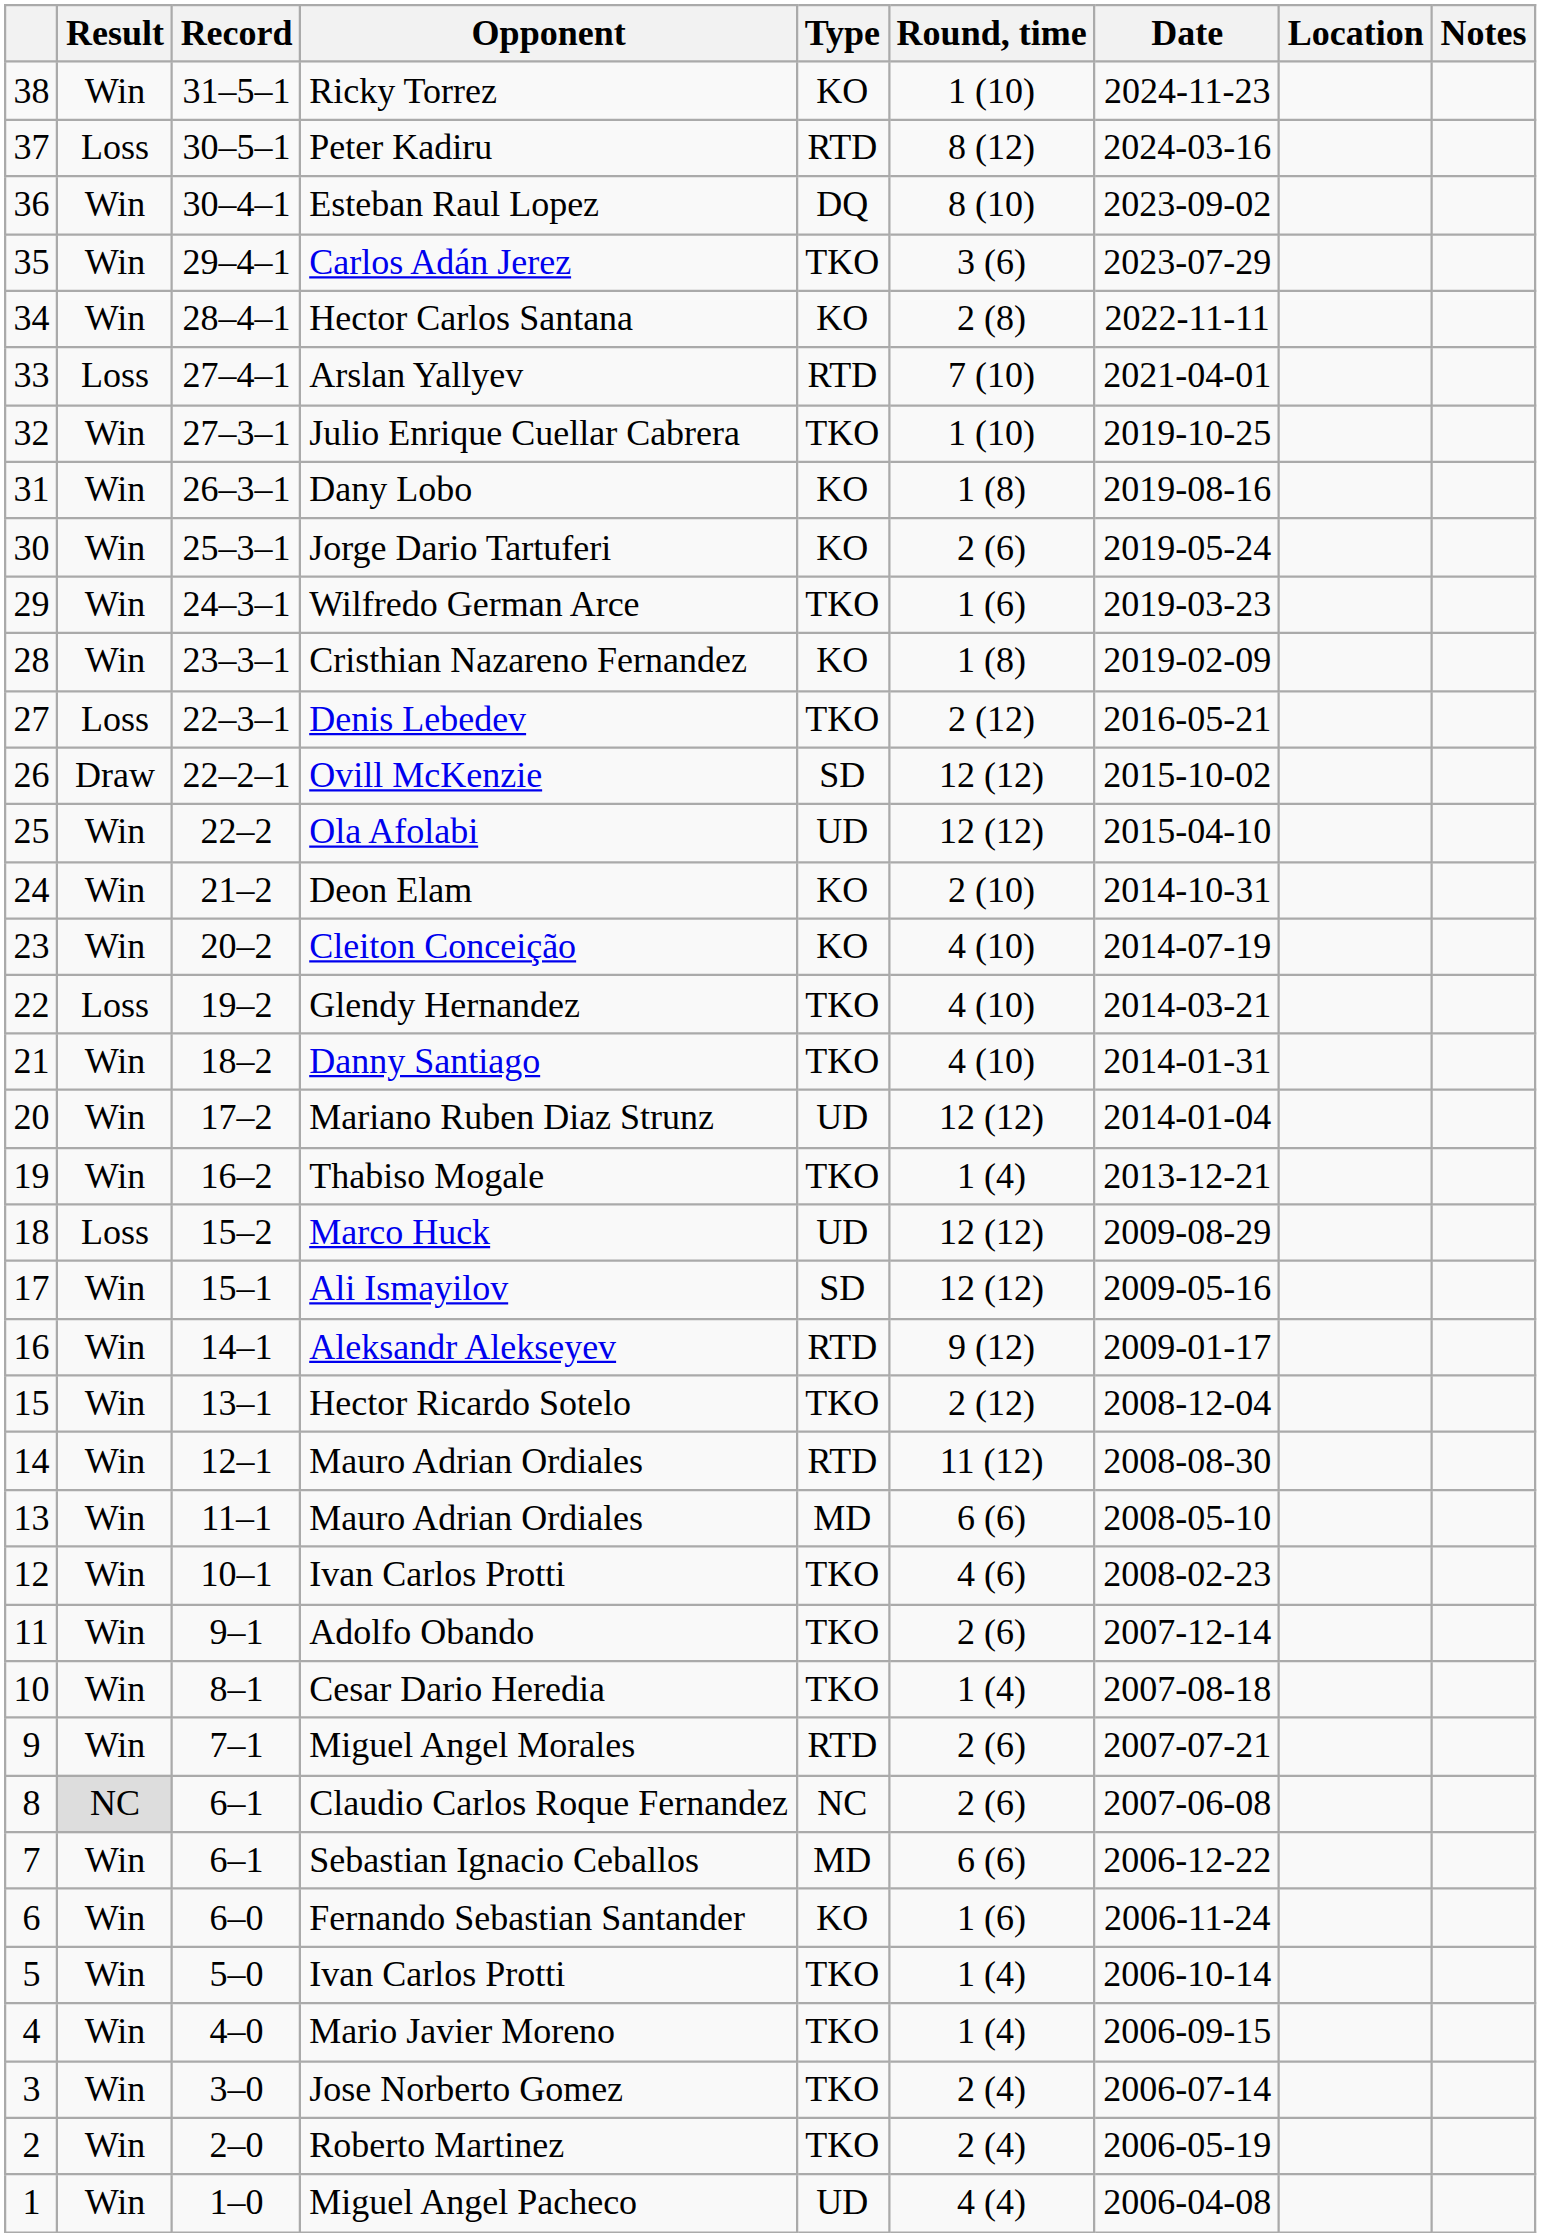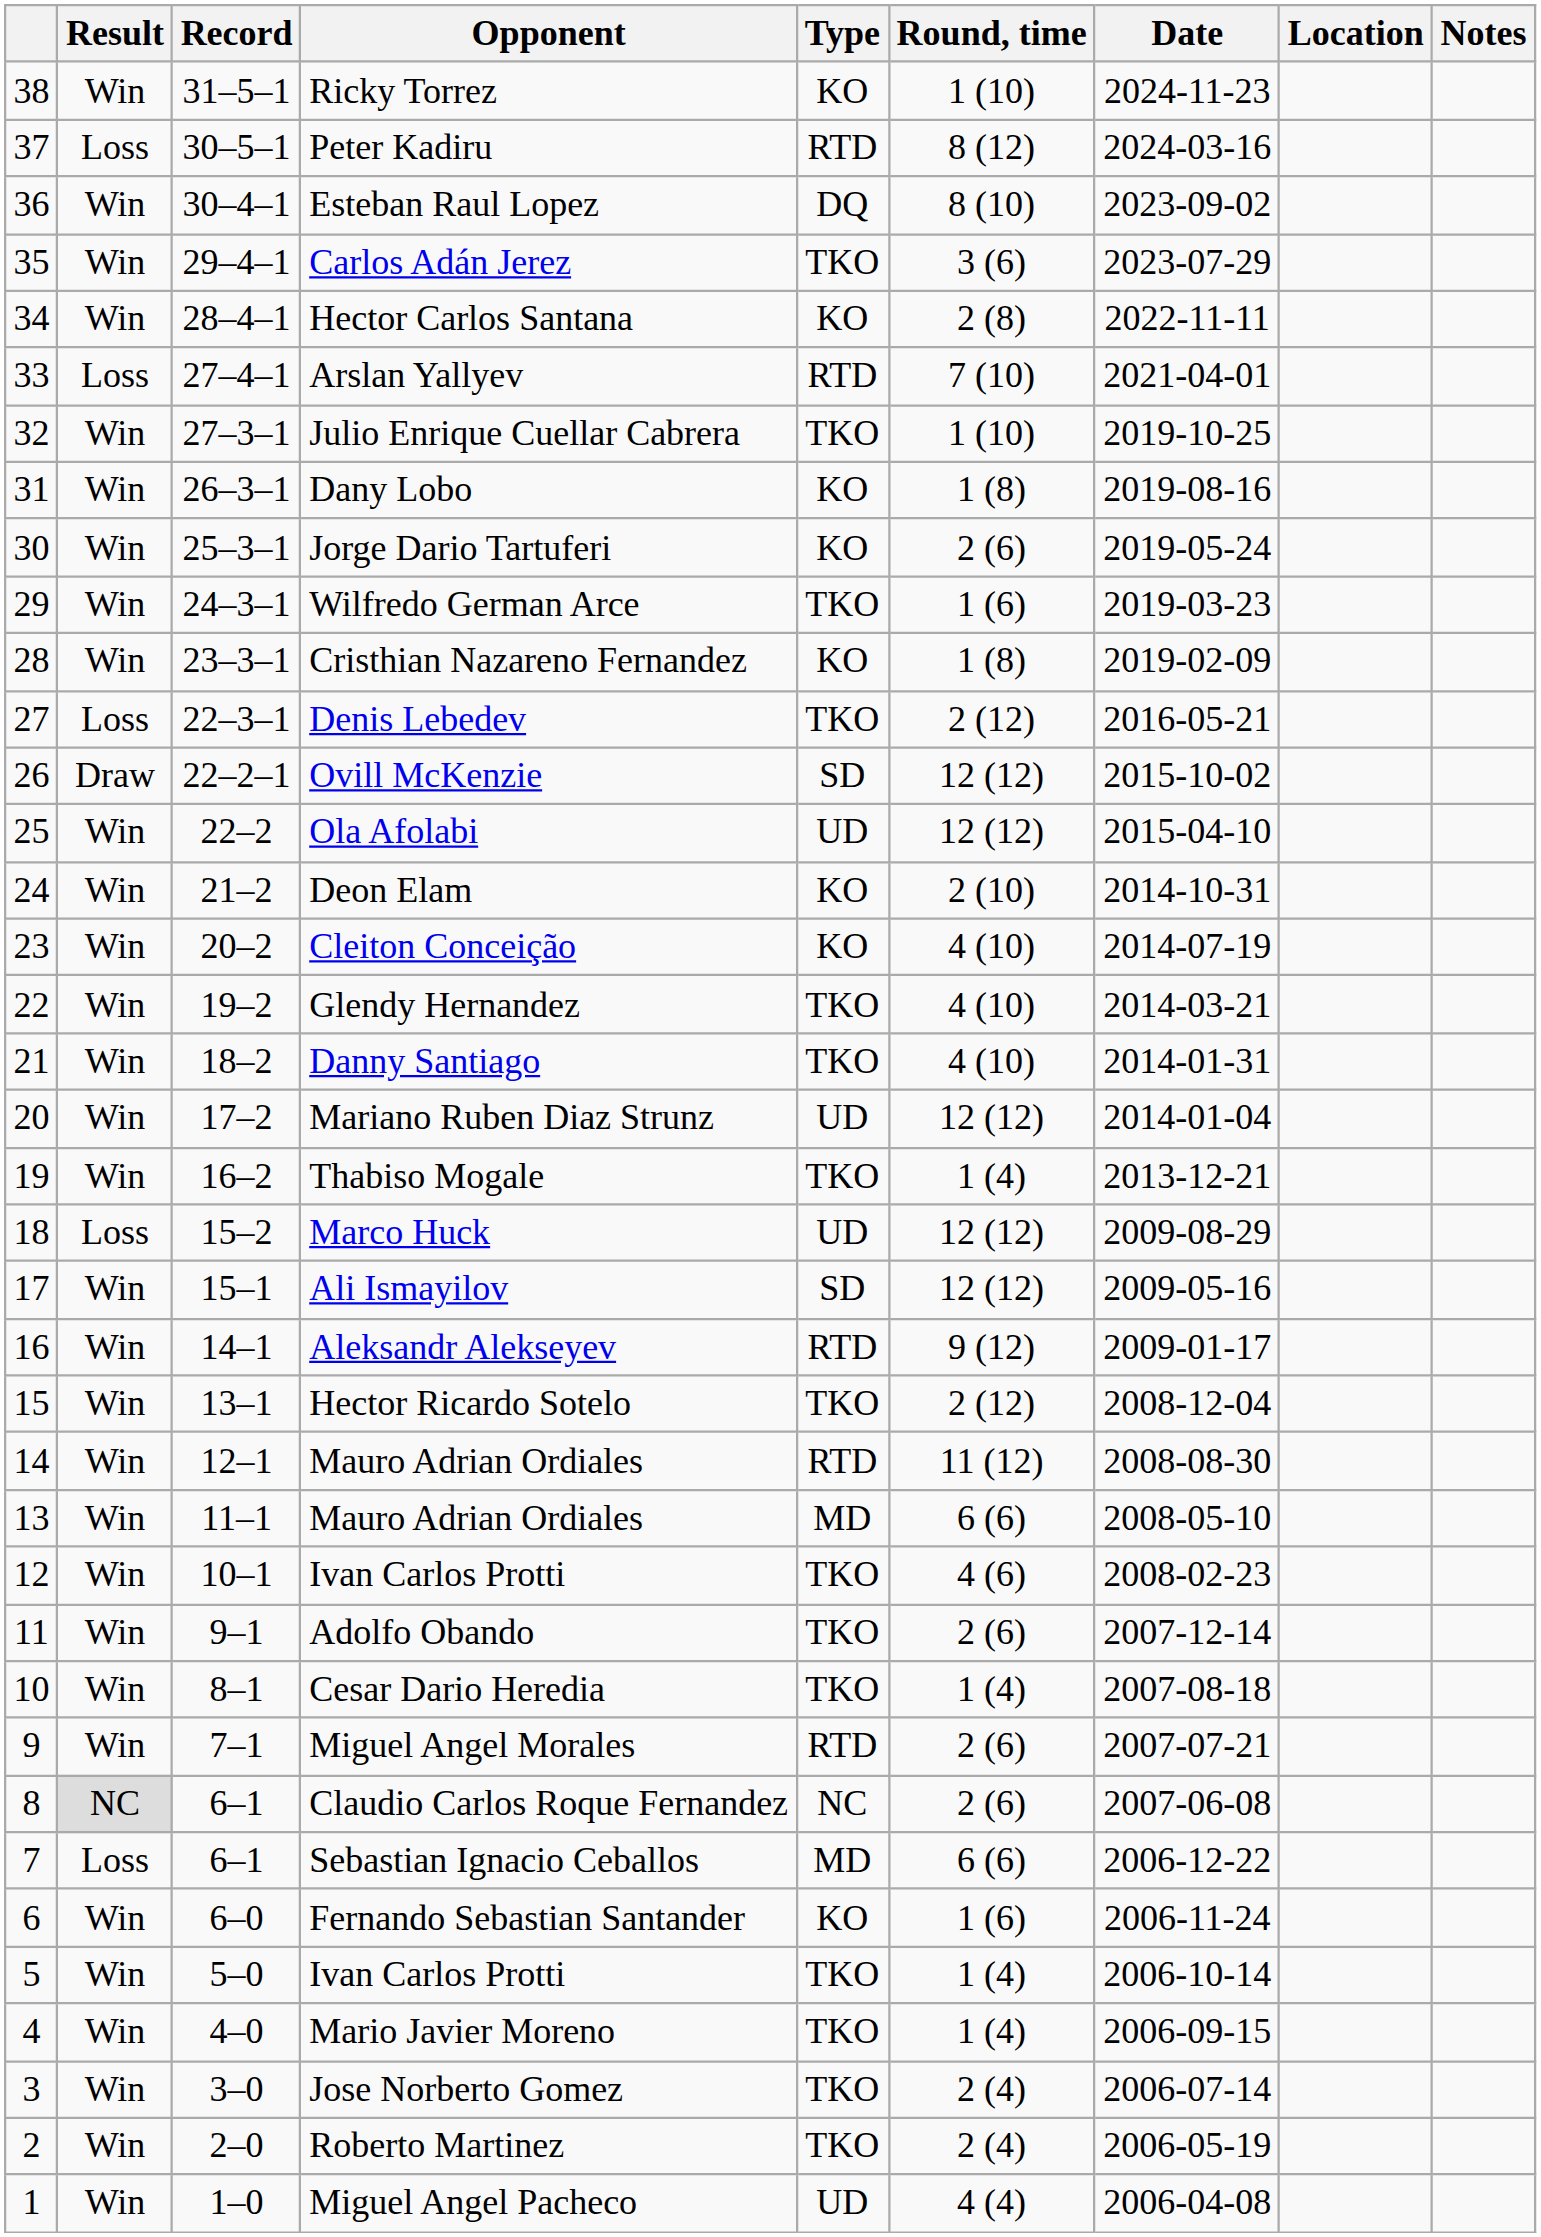(115, 1003) Loss -> (115, 1003) Win
(115, 1860) Win -> (115, 1860) Loss
